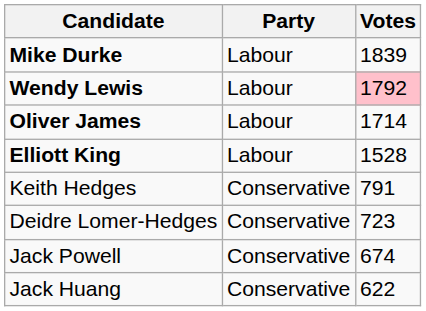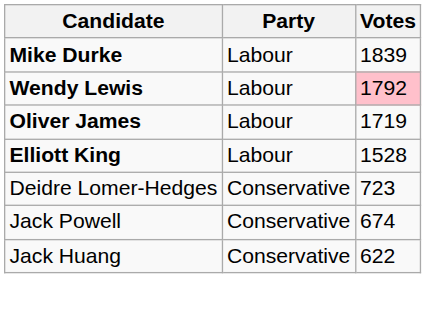(384, 121) 1714 -> (384, 121) 1719
- row: (73, 188)
